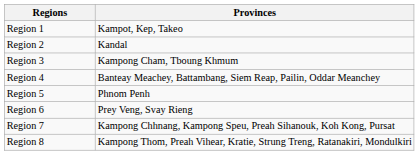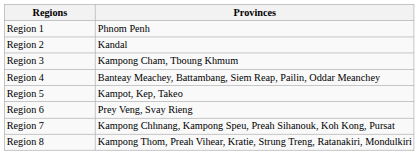(140, 28) Kampot, Kep, Takeo -> (124, 28) Phnom Penh
(124, 93) Phnom Penh -> (140, 93) Kampot, Kep, Takeo
